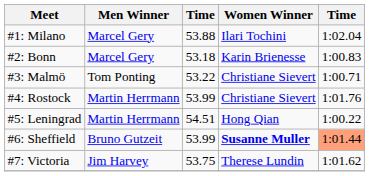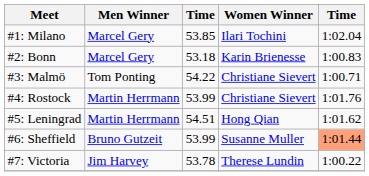(200, 35) 53.88 -> (200, 35) 53.85
(200, 77) 53.22 -> (200, 77) 54.22
(342, 118) 1:00.22 -> (342, 118) 1:01.62
(266, 139) bold -> (263, 139) normal
(200, 160) 53.75 -> (200, 160) 53.78
(342, 160) 1:01.62 -> (342, 160) 1:00.22
